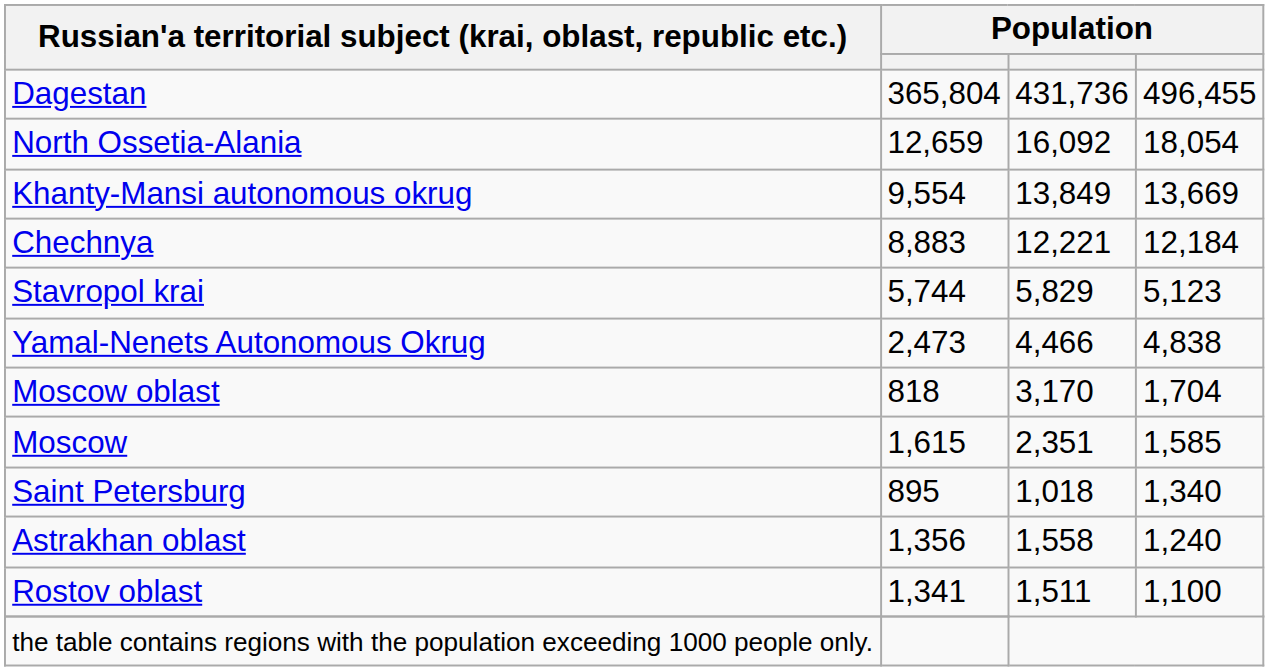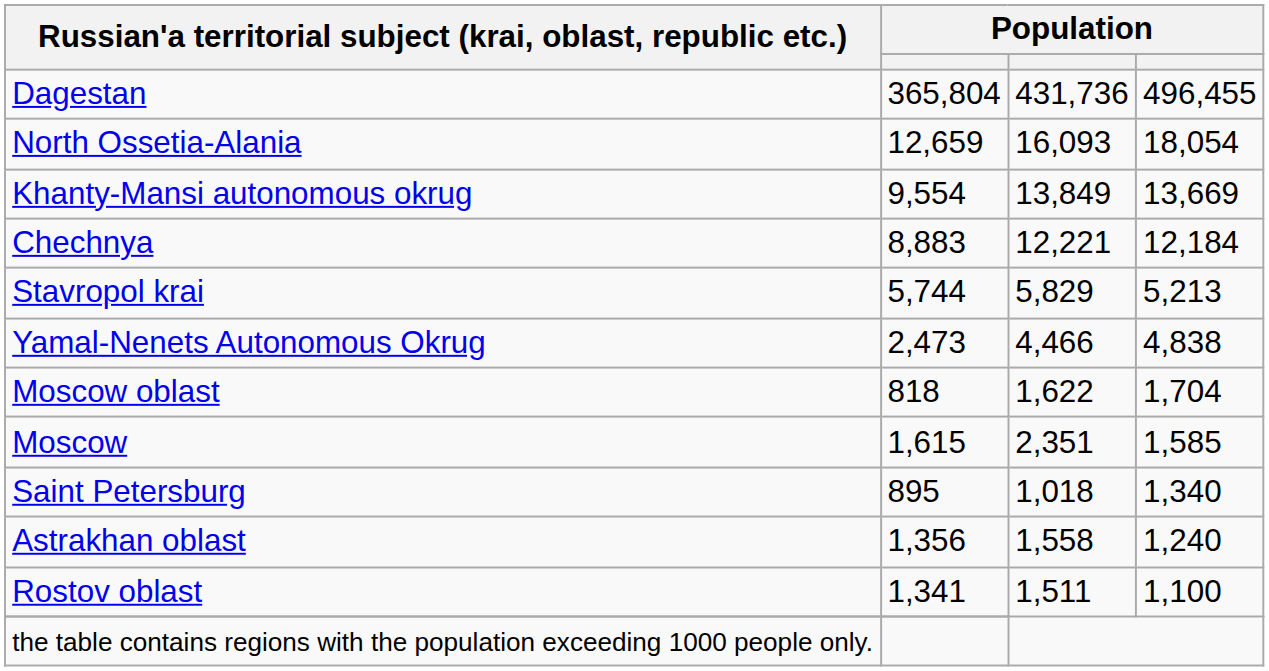(1063, 143) 16,092 -> (1063, 143) 16,093
(1182, 292) 5,123 -> (1182, 292) 5,213
(1055, 391) 3,170 -> (1055, 391) 1,622
